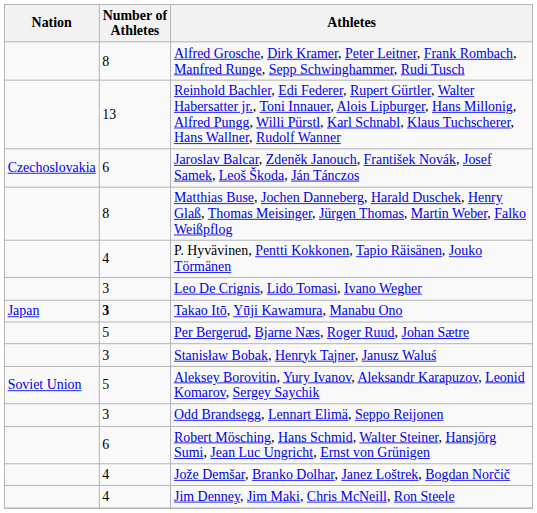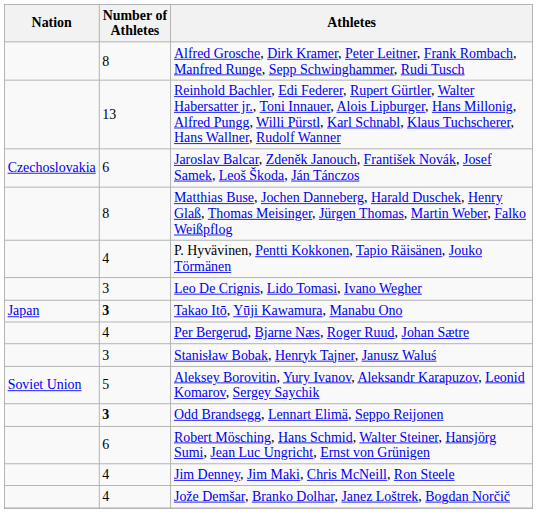(106, 333) 5 -> (106, 333) 4
(106, 414) normal -> (106, 414) bold
rows swapped: (314, 496) <-> (342, 474)
